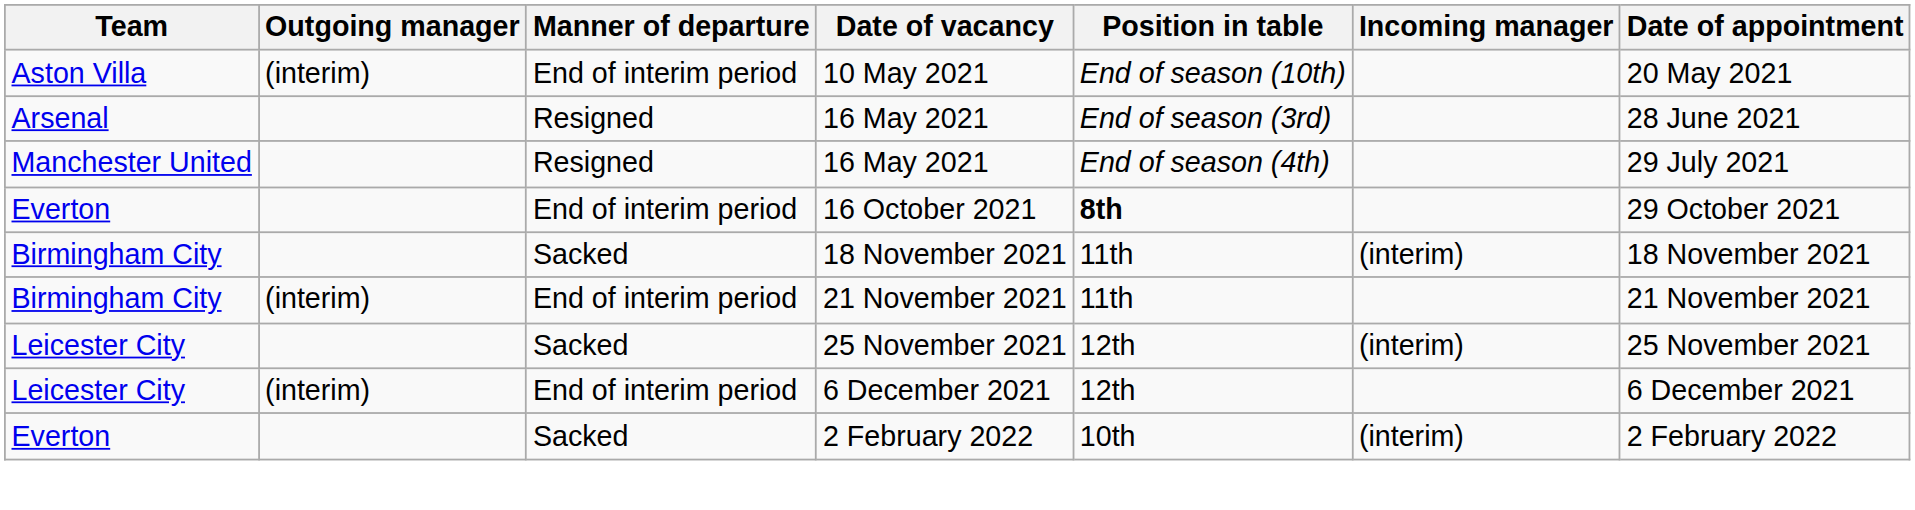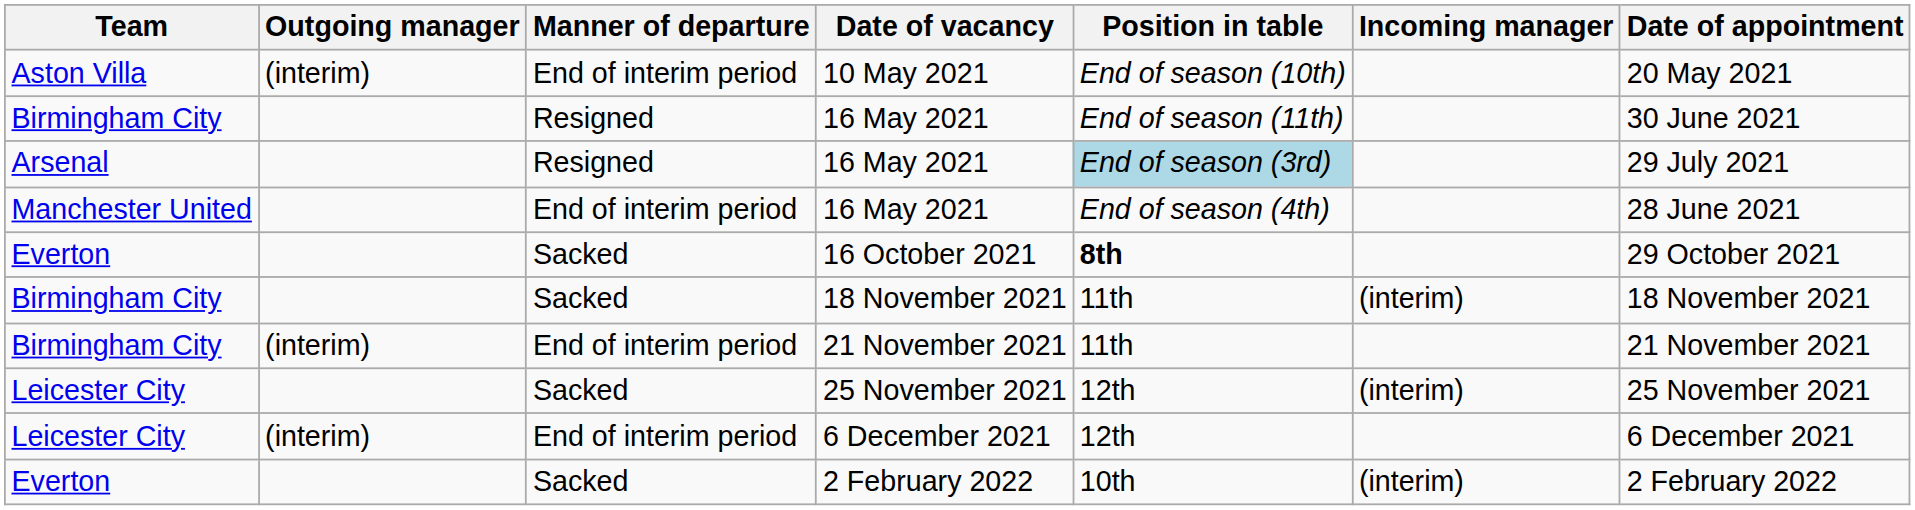+ row: (117, 118)
(1206, 118) no background -> (1206, 163) lightblue background
(1714, 118) 28 June 2021 -> (1708, 163) 29 July 2021
(593, 163) Resigned -> (665, 208) End of interim period
(1708, 163) 29 July 2021 -> (1714, 208) 28 June 2021
(665, 208) End of interim period -> (581, 254) Sacked
